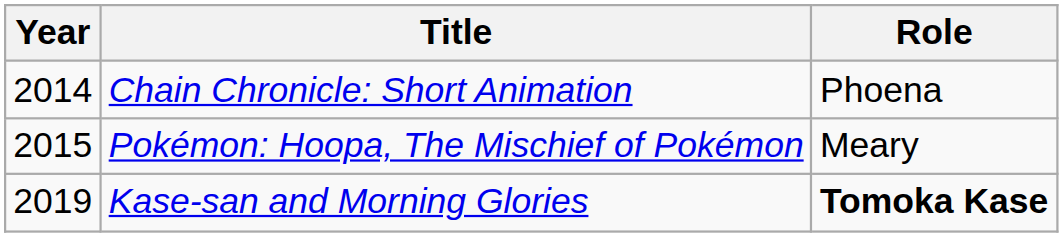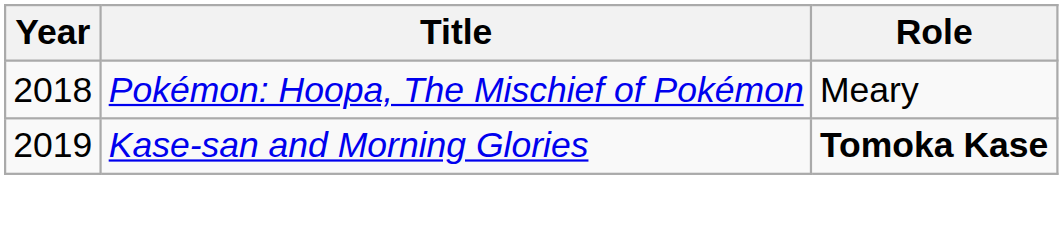- row: (371, 88)
(53, 145) 2015 -> (53, 88) 2018
